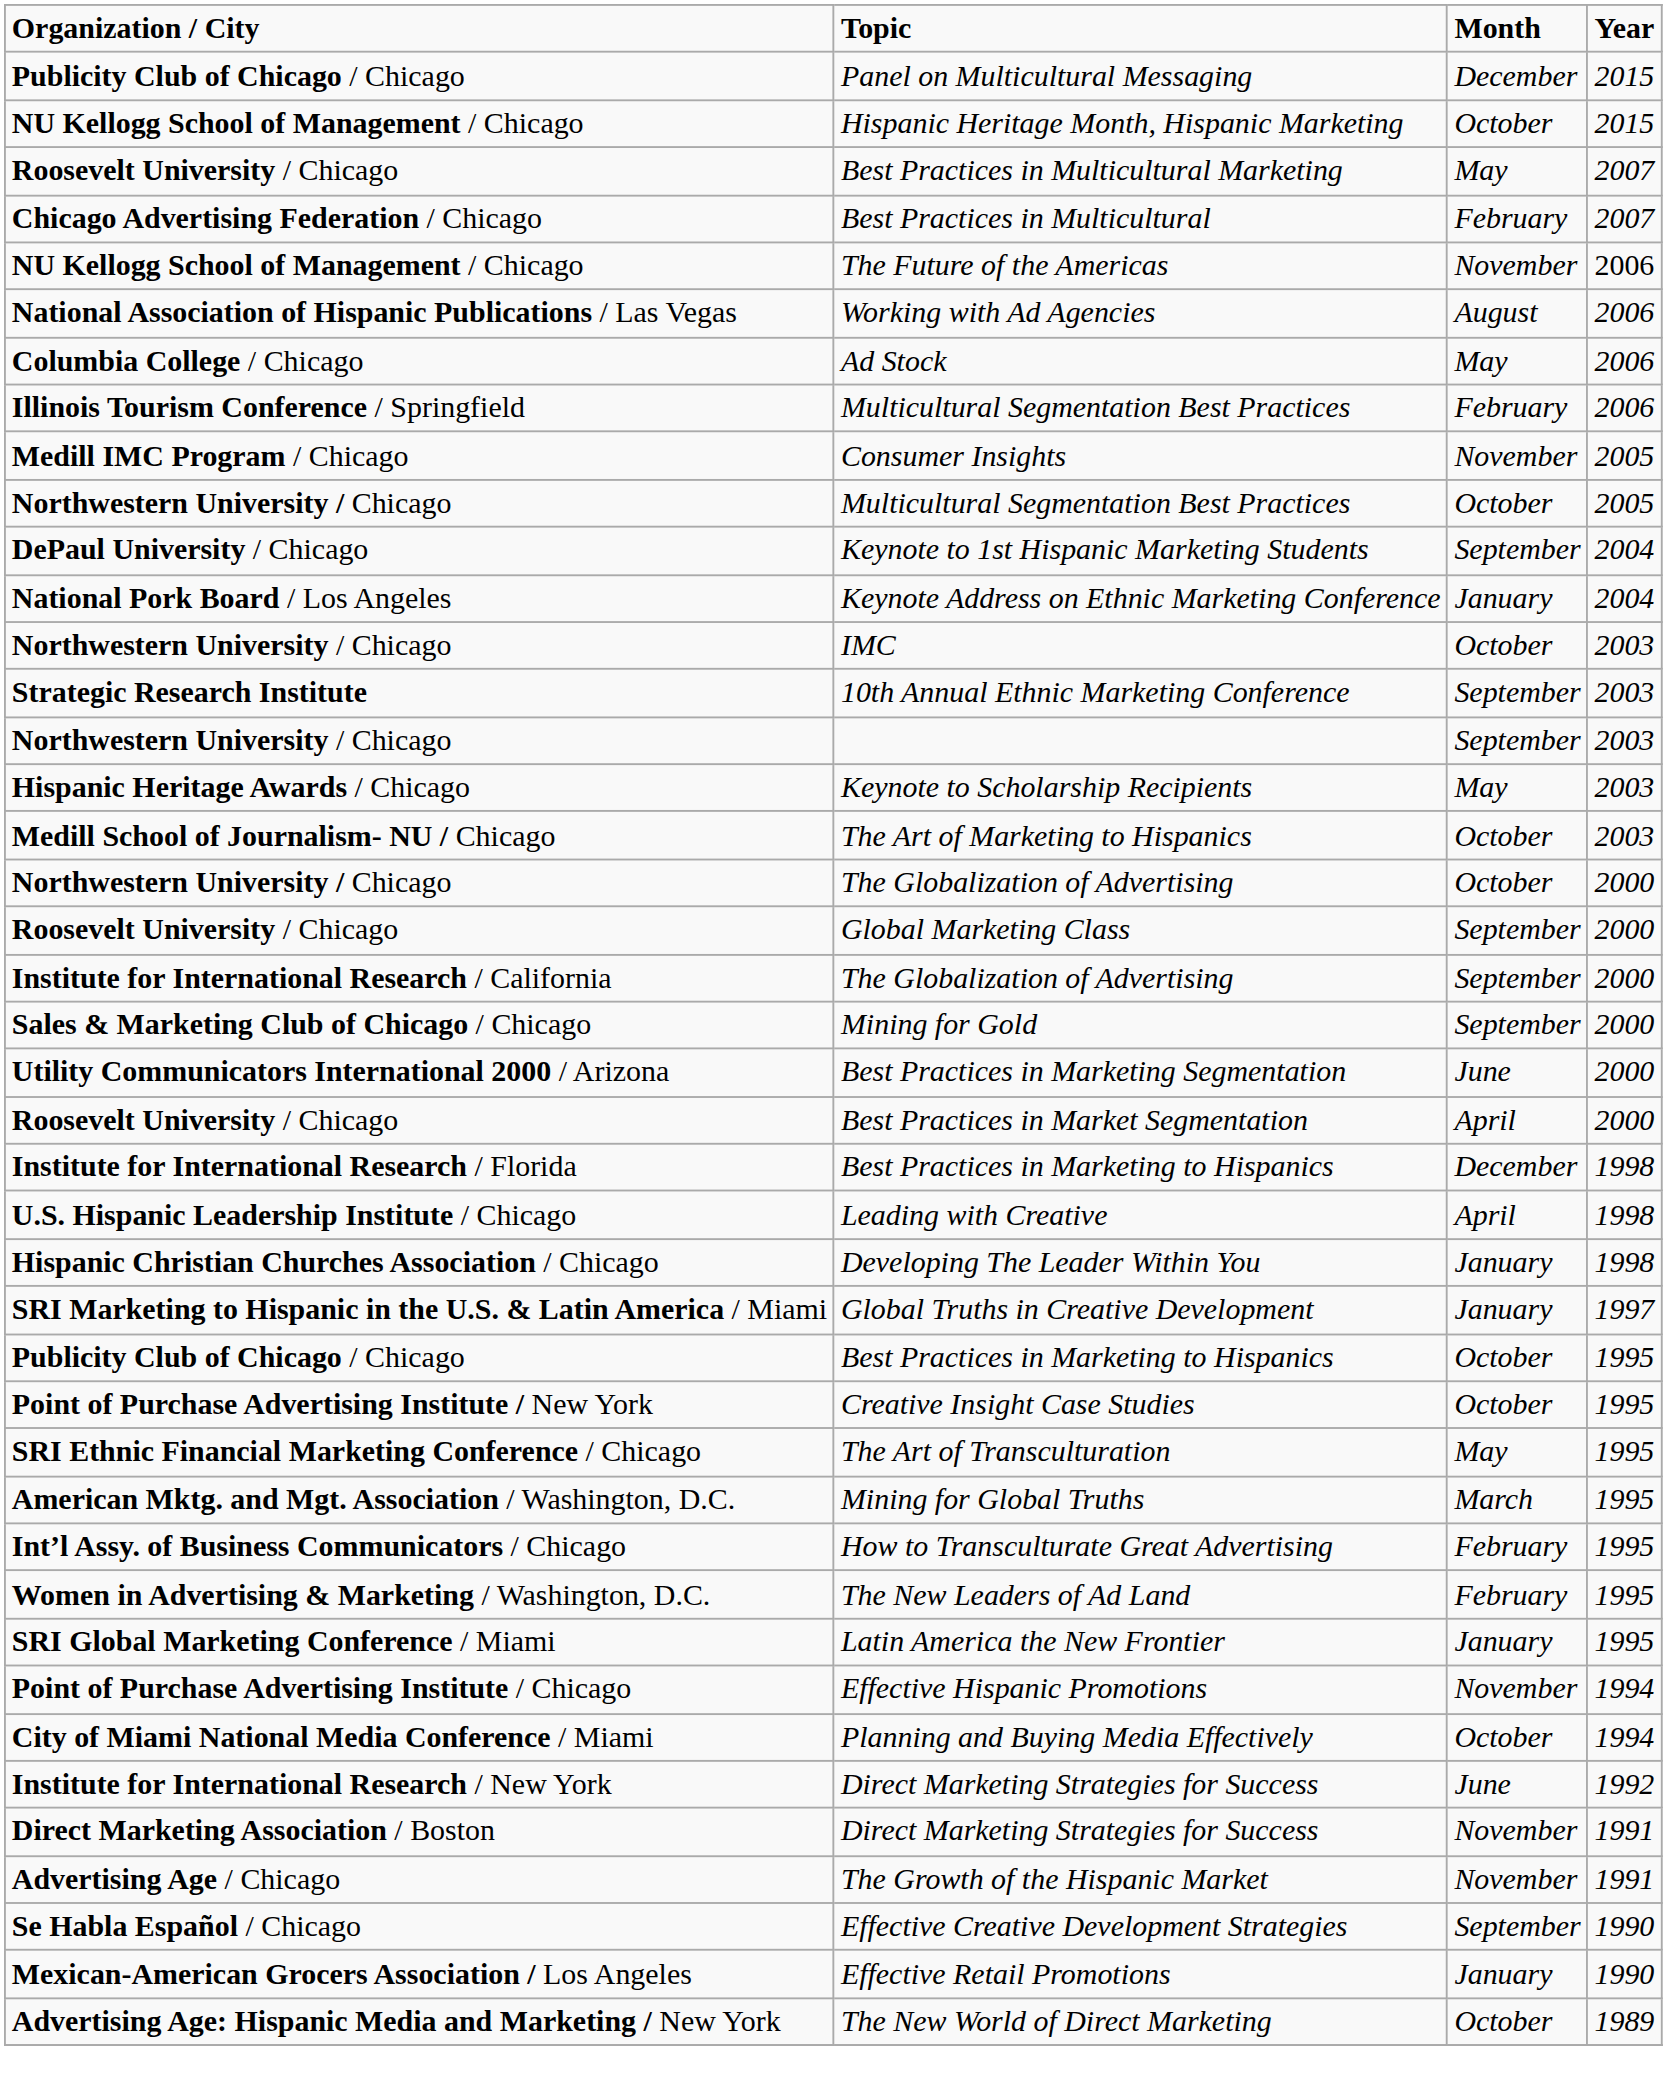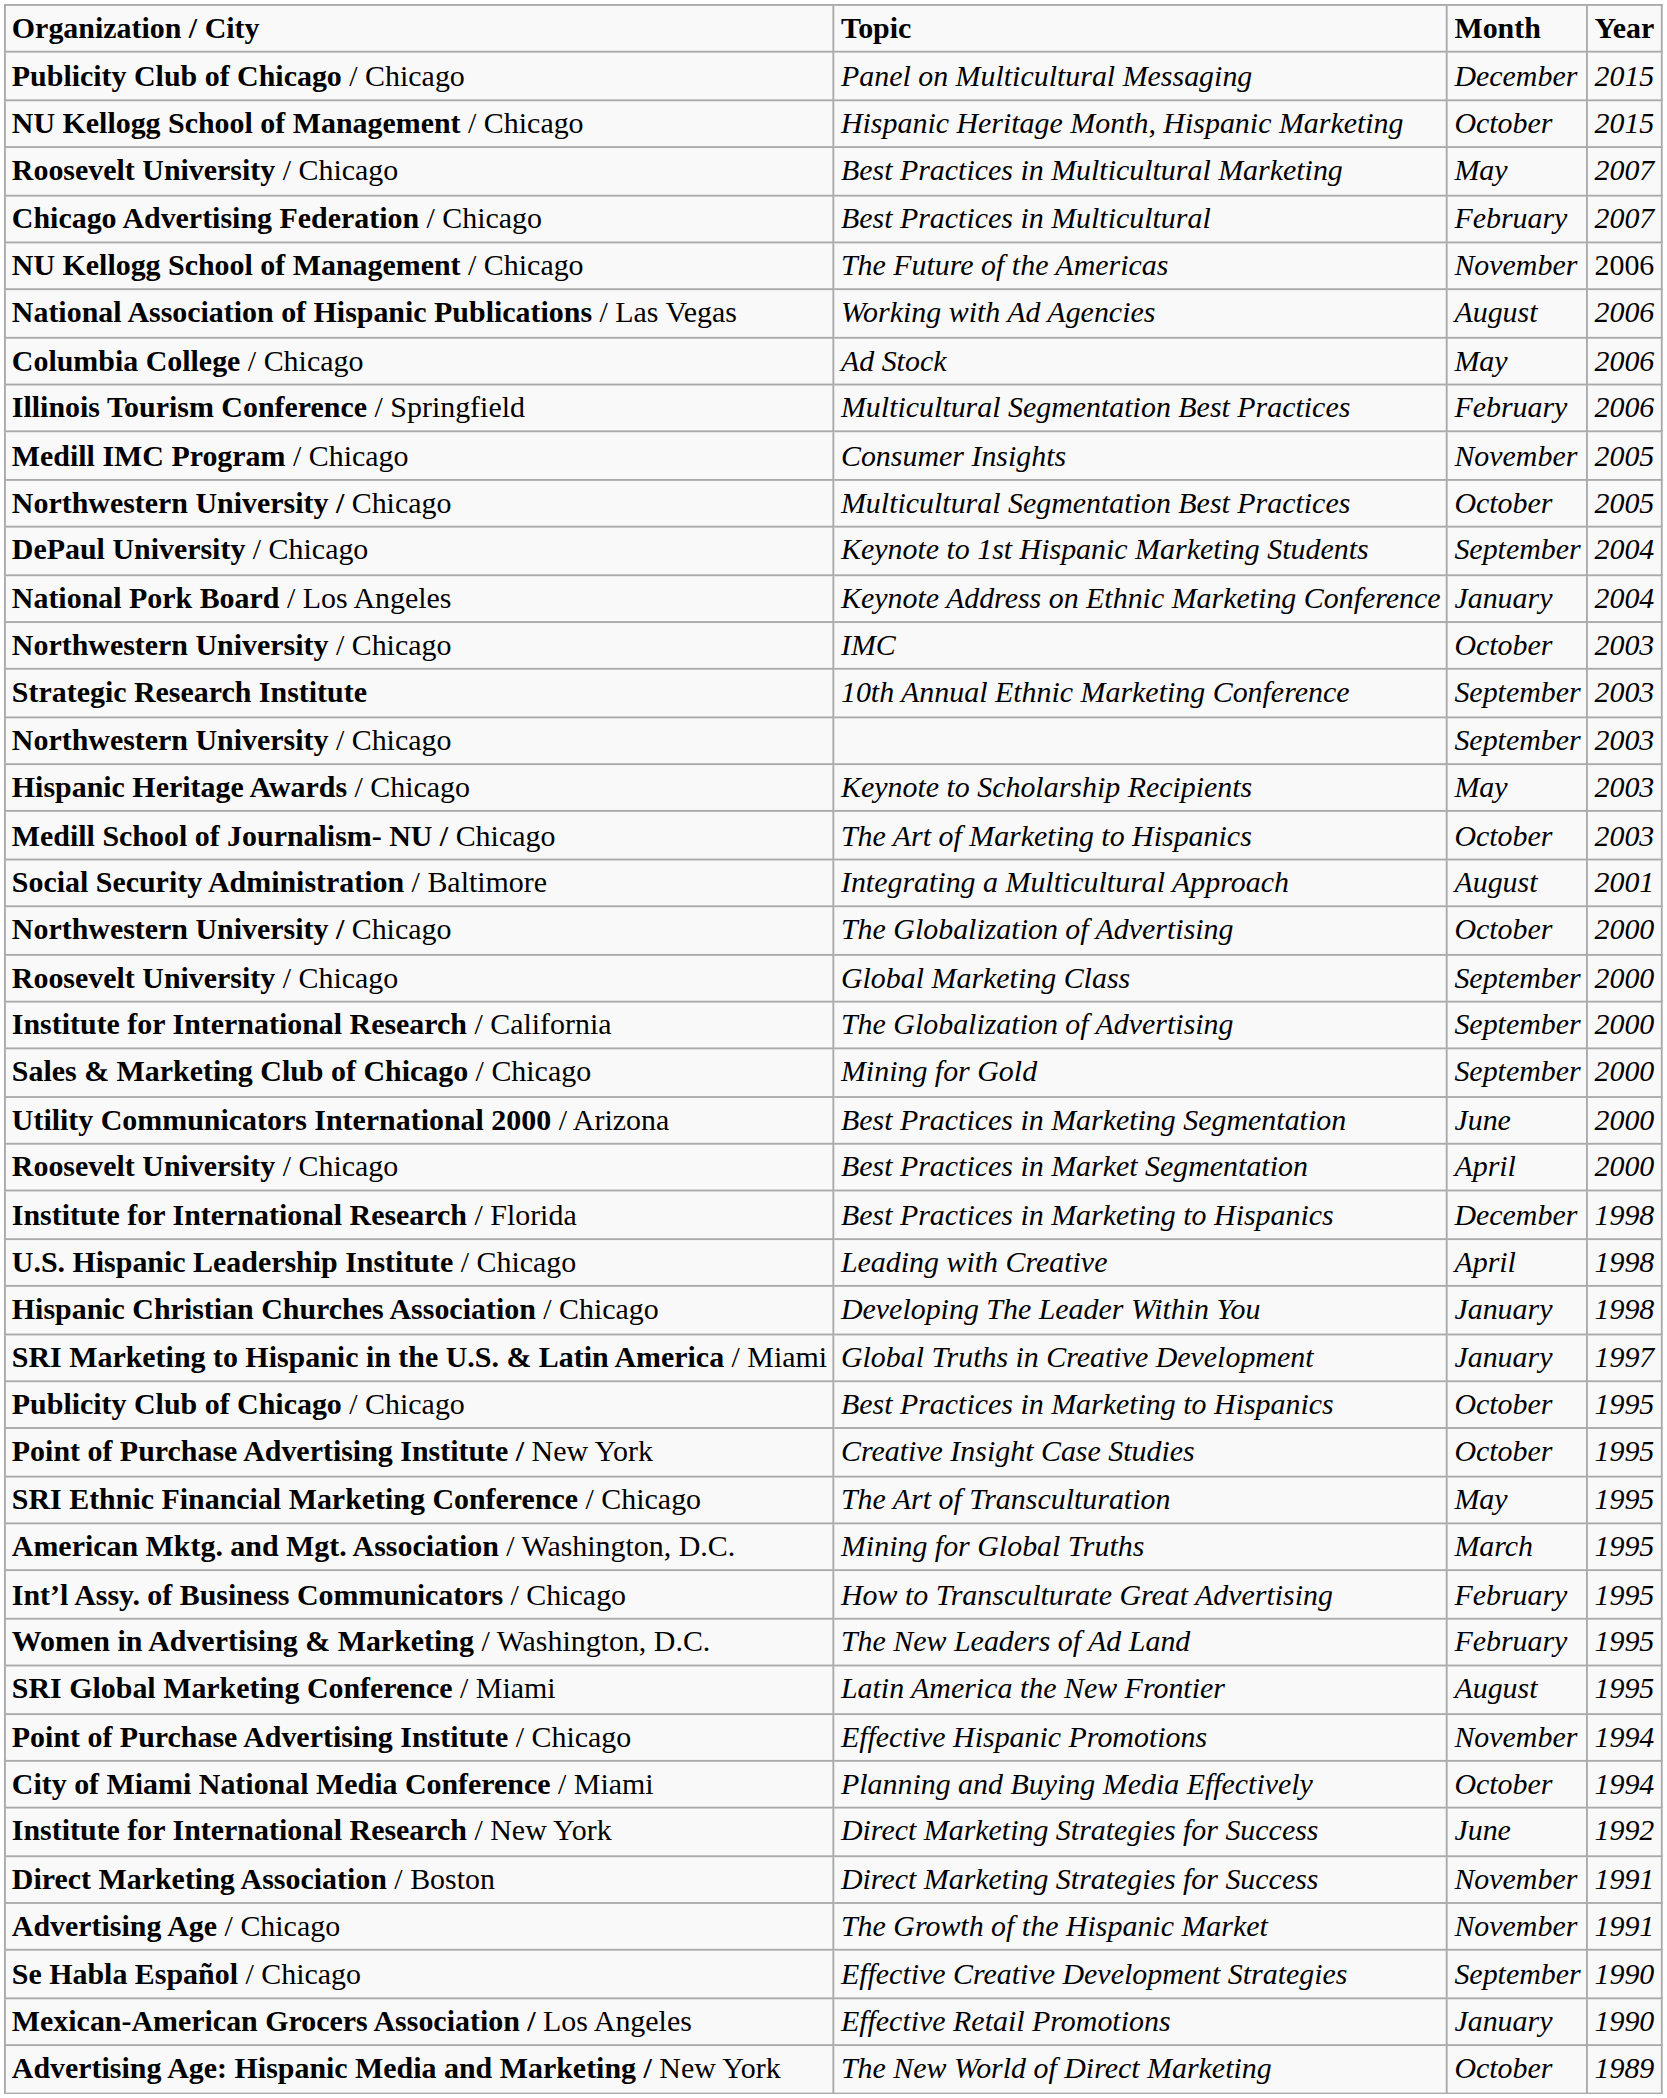+ row: (279, 882)
(1503, 1641) January -> (1496, 1689) August
